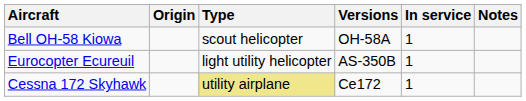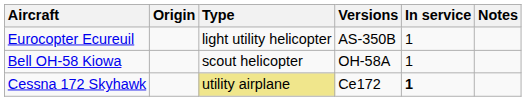rows swapped: (65, 38) <-> (71, 61)
(409, 84) normal -> (409, 84) bold
